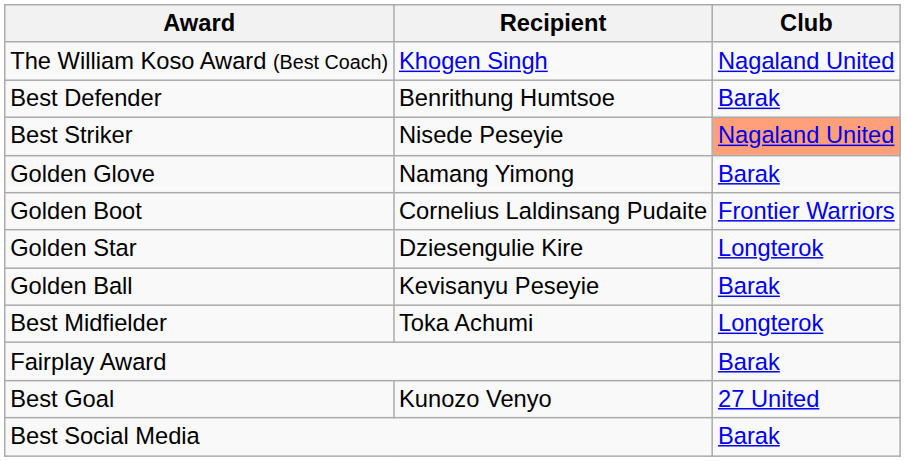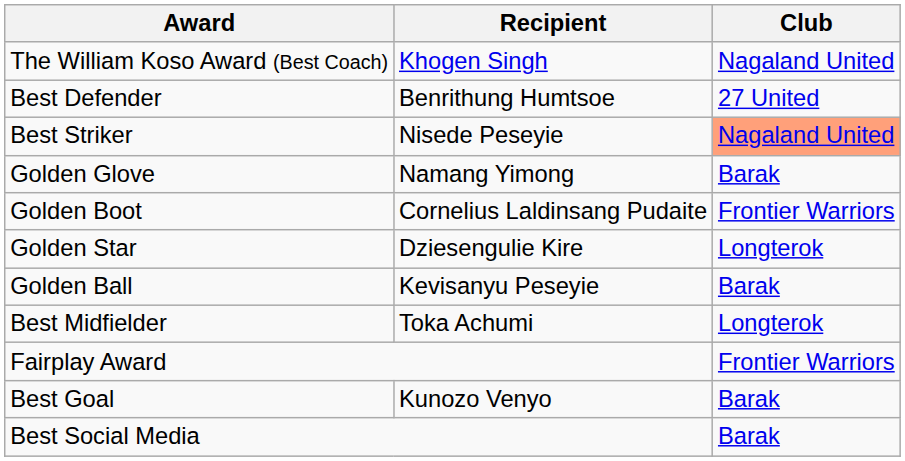(749, 98) Barak -> (769, 98) 27 United
(749, 361) Barak -> (806, 361) Frontier Warriors
(769, 398) 27 United -> (749, 398) Barak
